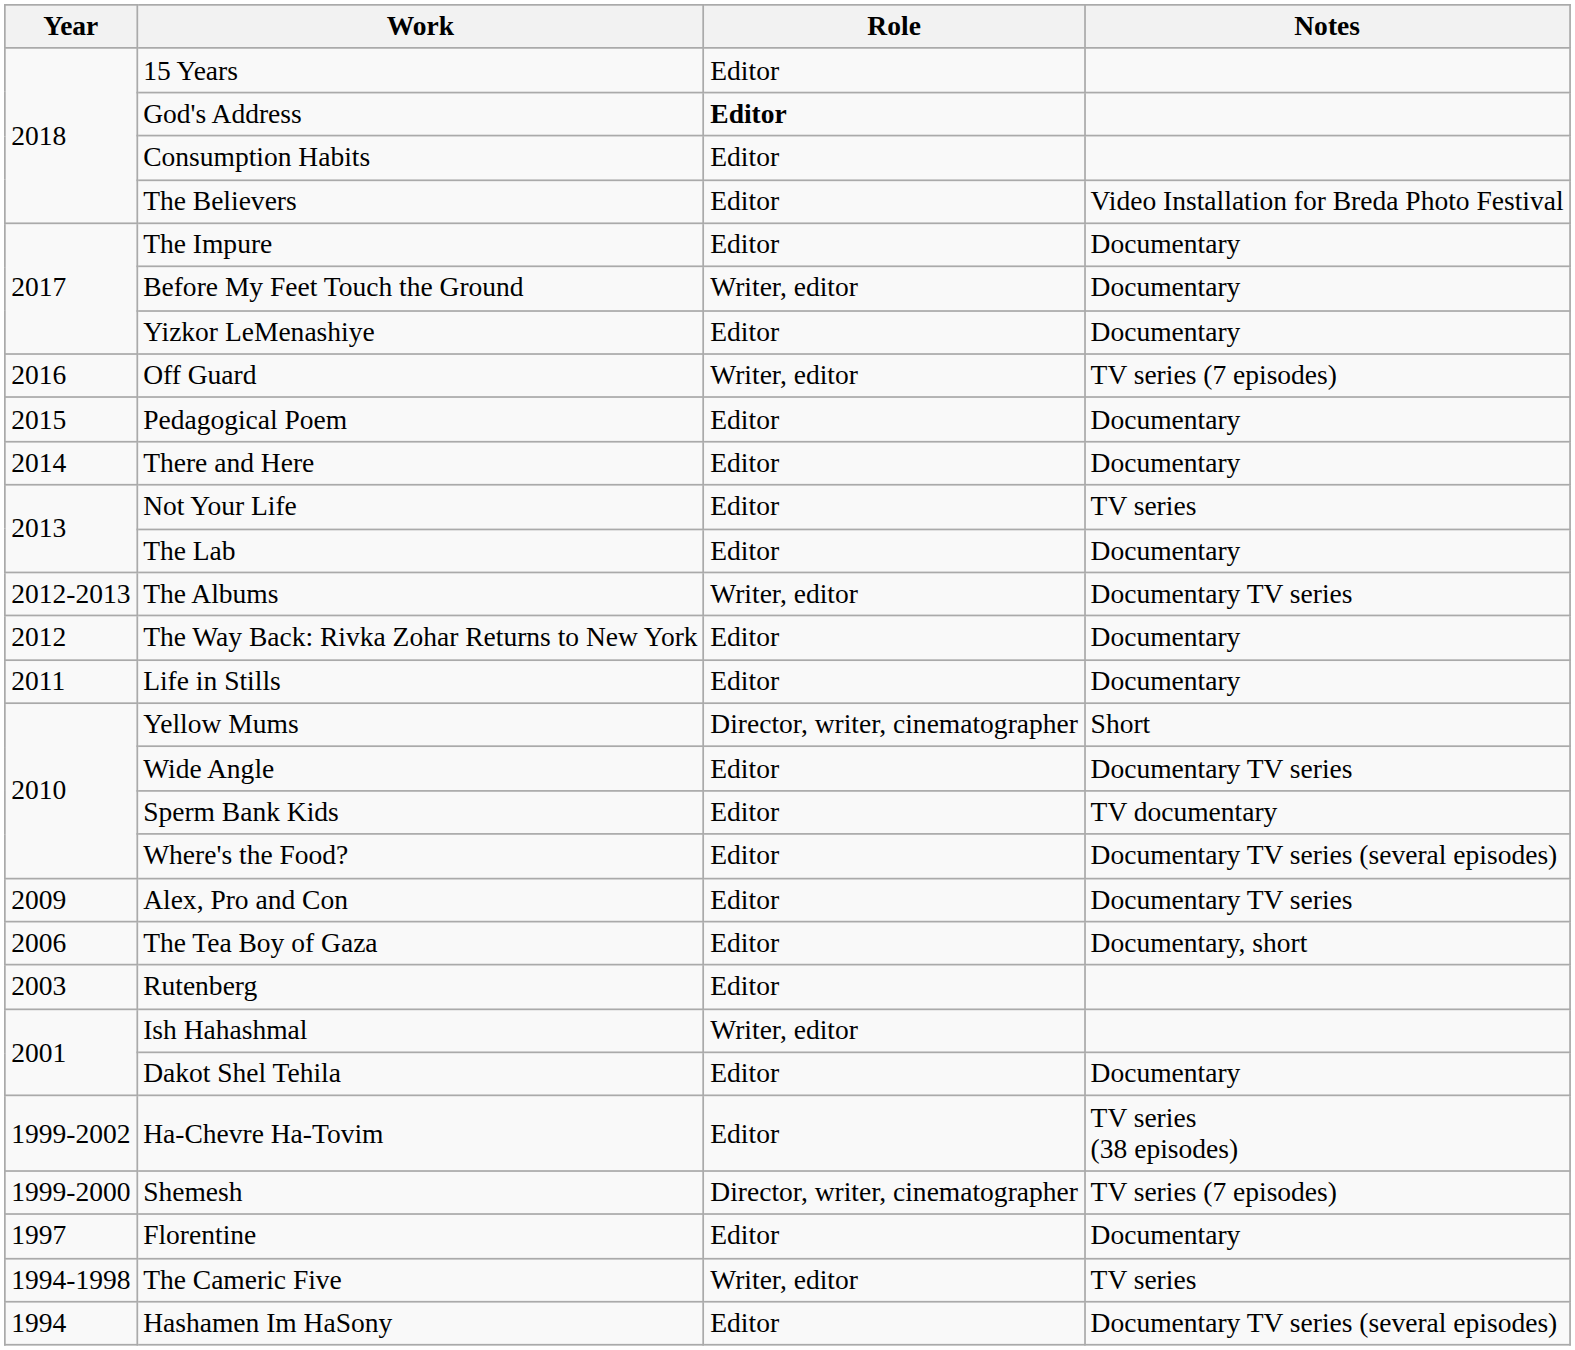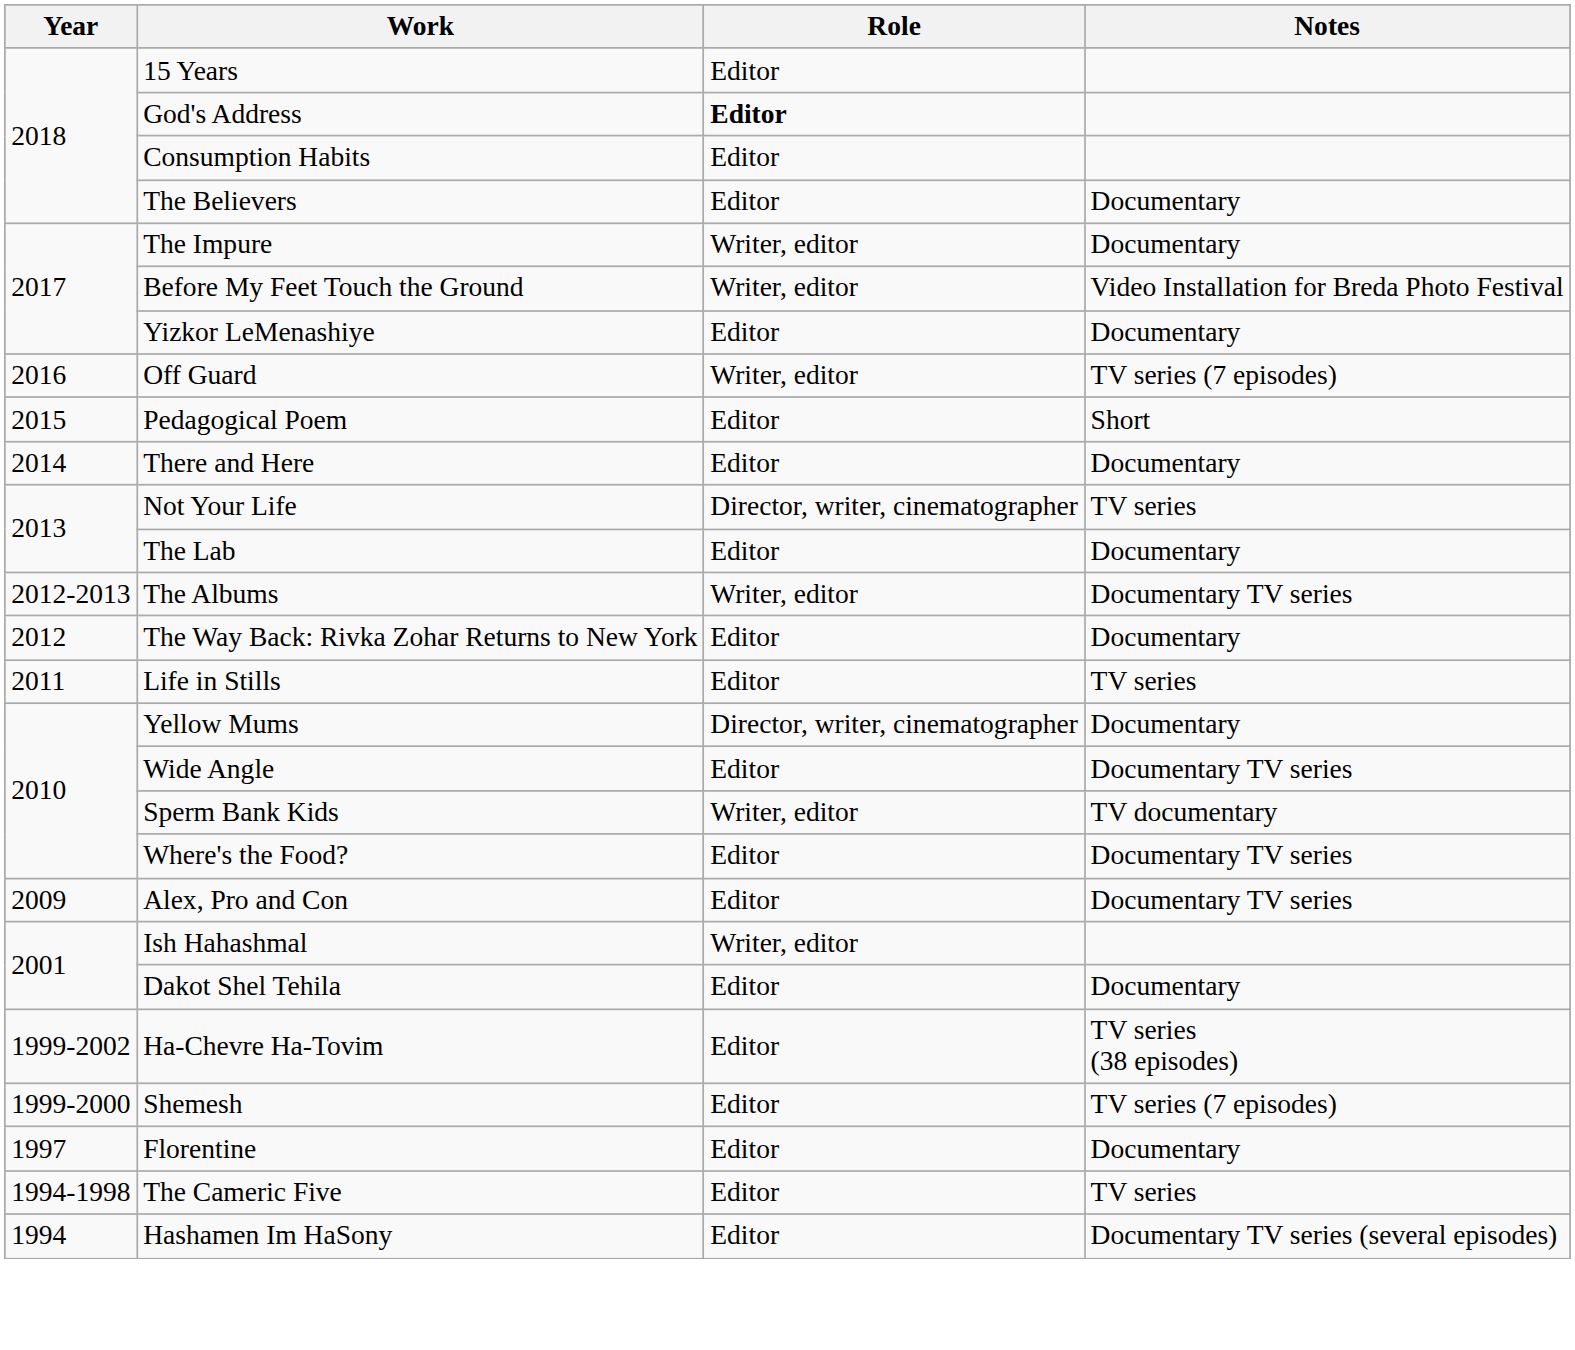(1327, 200) Video Installation for Breda Photo Festival -> (1165, 200) Documentary
(745, 244) Editor -> (784, 244) Writer, editor
(1165, 288) Documentary -> (1327, 288) Video Installation for Breda Photo Festival
(1165, 419) Documentary -> (1120, 419) Short
(745, 506) Editor -> (894, 506) Director, writer, cinematographer
(1165, 680) Documentary -> (1143, 680) TV series
(1120, 724) Short -> (1165, 724) Documentary
(745, 811) Editor -> (784, 811) Writer, editor
(1324, 855) Documentary TV series (several episodes) -> (1222, 855) Documentary TV series
- row: (260, 942)
- row: (200, 986)
(894, 1192) Director, writer, cinematographer -> (745, 1104) Editor
(784, 1279) Writer, editor -> (745, 1192) Editor
